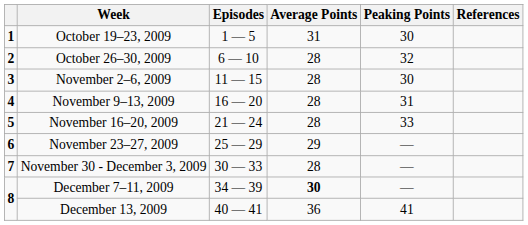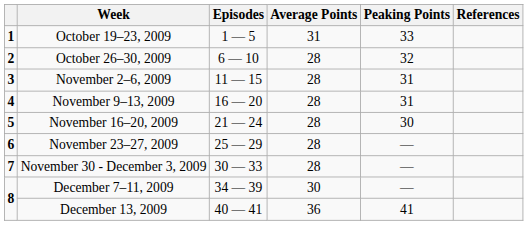(407, 36) 30 -> (407, 36) 33
(407, 79) 30 -> (407, 79) 31
(407, 123) 33 -> (407, 123) 30
(314, 144) 29 -> (314, 144) 28
(314, 187) bold -> (314, 187) normal
